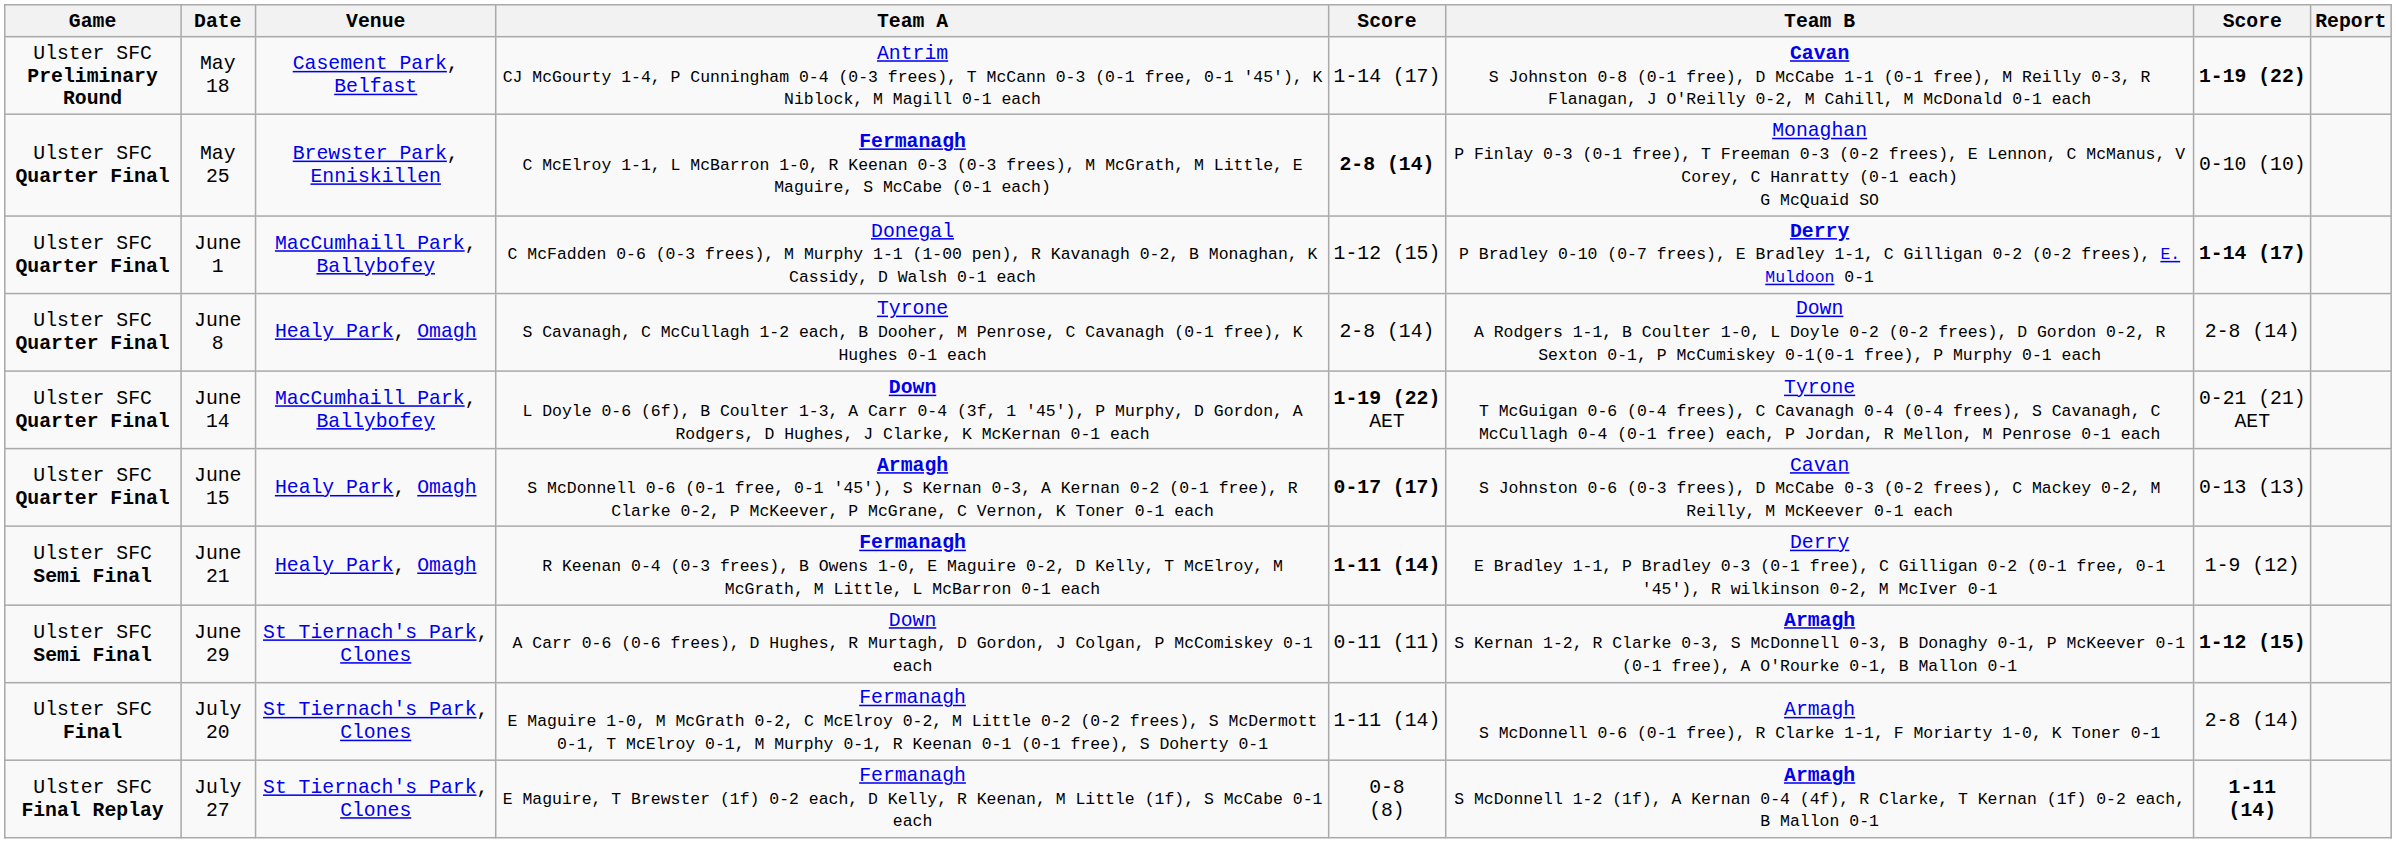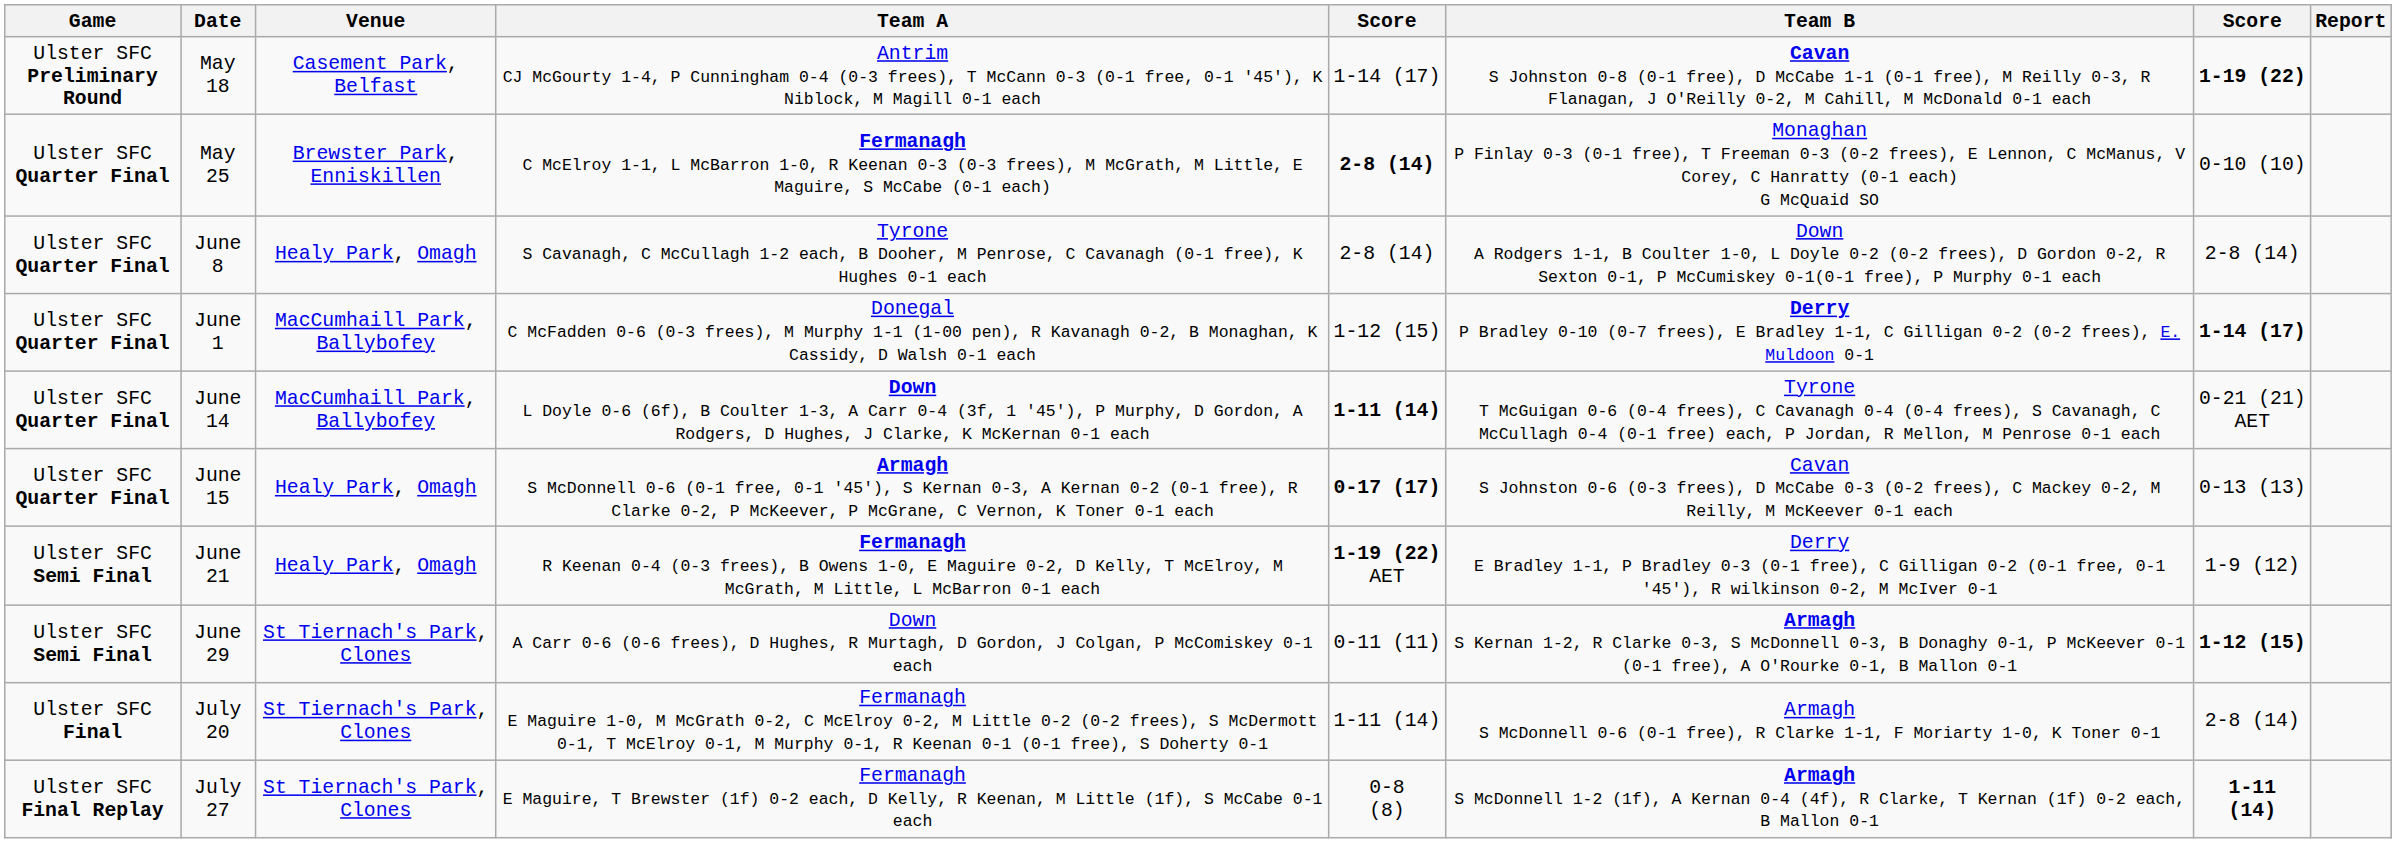rows swapped: (218, 254) <-> (218, 332)
(1387, 410) 1-19 (22) AET -> (1387, 410) 1-11 (14)
(1387, 565) 1-11 (14) -> (1387, 565) 1-19 (22) AET
